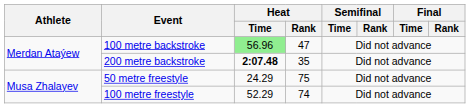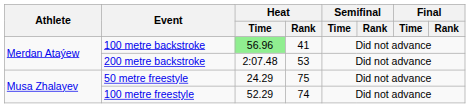(304, 45) 47 -> (303, 45) 41
(260, 62) bold -> (260, 62) normal
(304, 62) 35 -> (303, 62) 53
